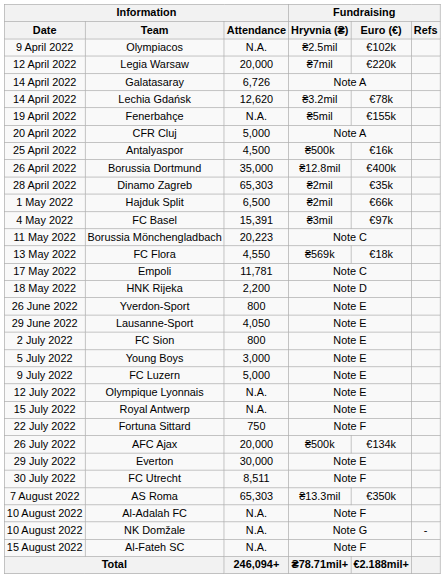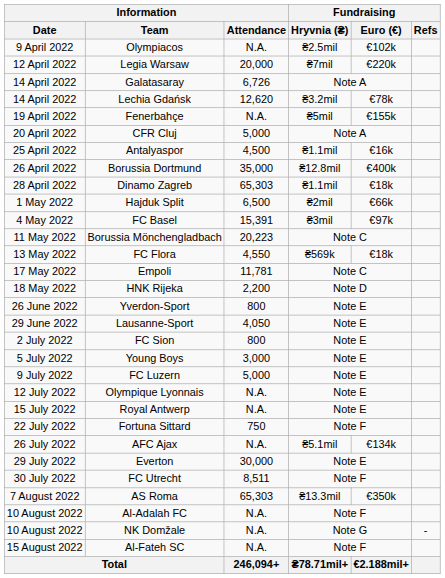(320, 151) ₴500k -> (320, 151) ₴1.1mil
(320, 185) ₴2mil -> (320, 185) ₴1.1mil
(381, 185) €35k -> (381, 185) €18k
(256, 444) 20,000 -> (256, 444) N.A.
(320, 444) ₴500k -> (320, 444) ₴5.1mil
